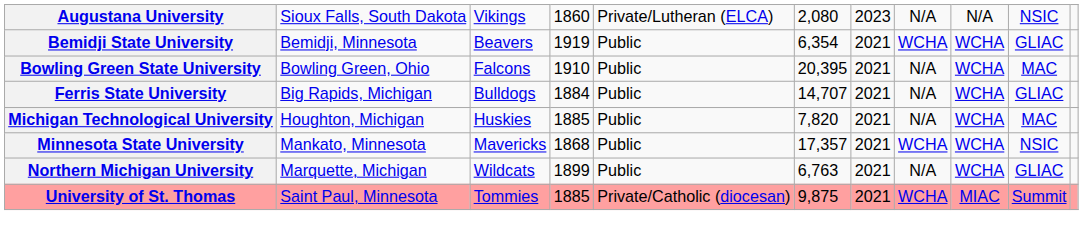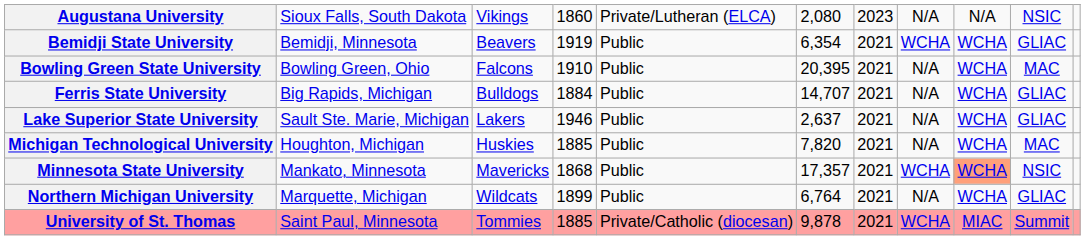+ row: (141, 119)
(980, 145) no background -> (982, 171) lightsalmon background
(818, 171) 6,763 -> (821, 196) 6,764
(818, 196) 9,875 -> (821, 222) 9,878
